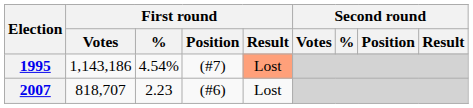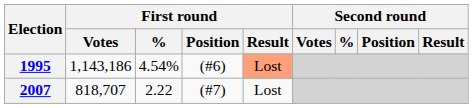(213, 66) (#7) -> (213, 66) (#6)
(159, 90) 2.23 -> (159, 90) 2.22
(213, 90) (#6) -> (213, 90) (#7)
